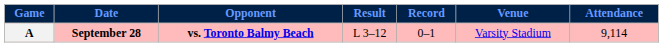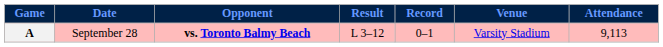(106, 32) bold -> (105, 32) normal
(614, 32) 9,114 -> (614, 32) 9,113
